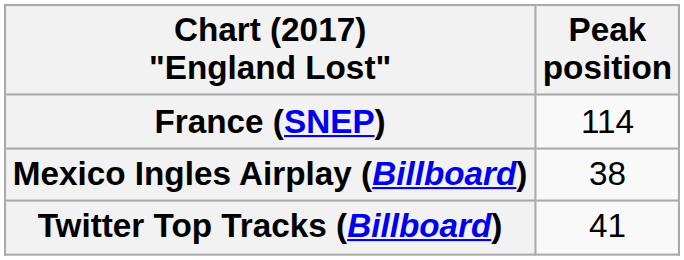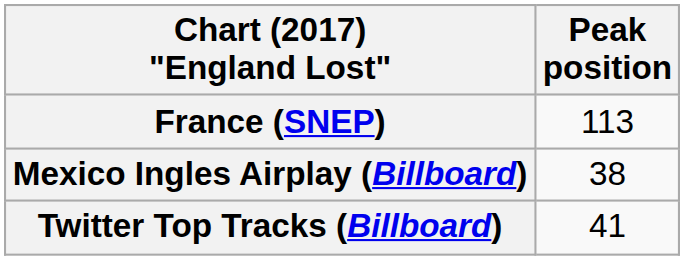(607, 121) 114 -> (607, 121) 113
